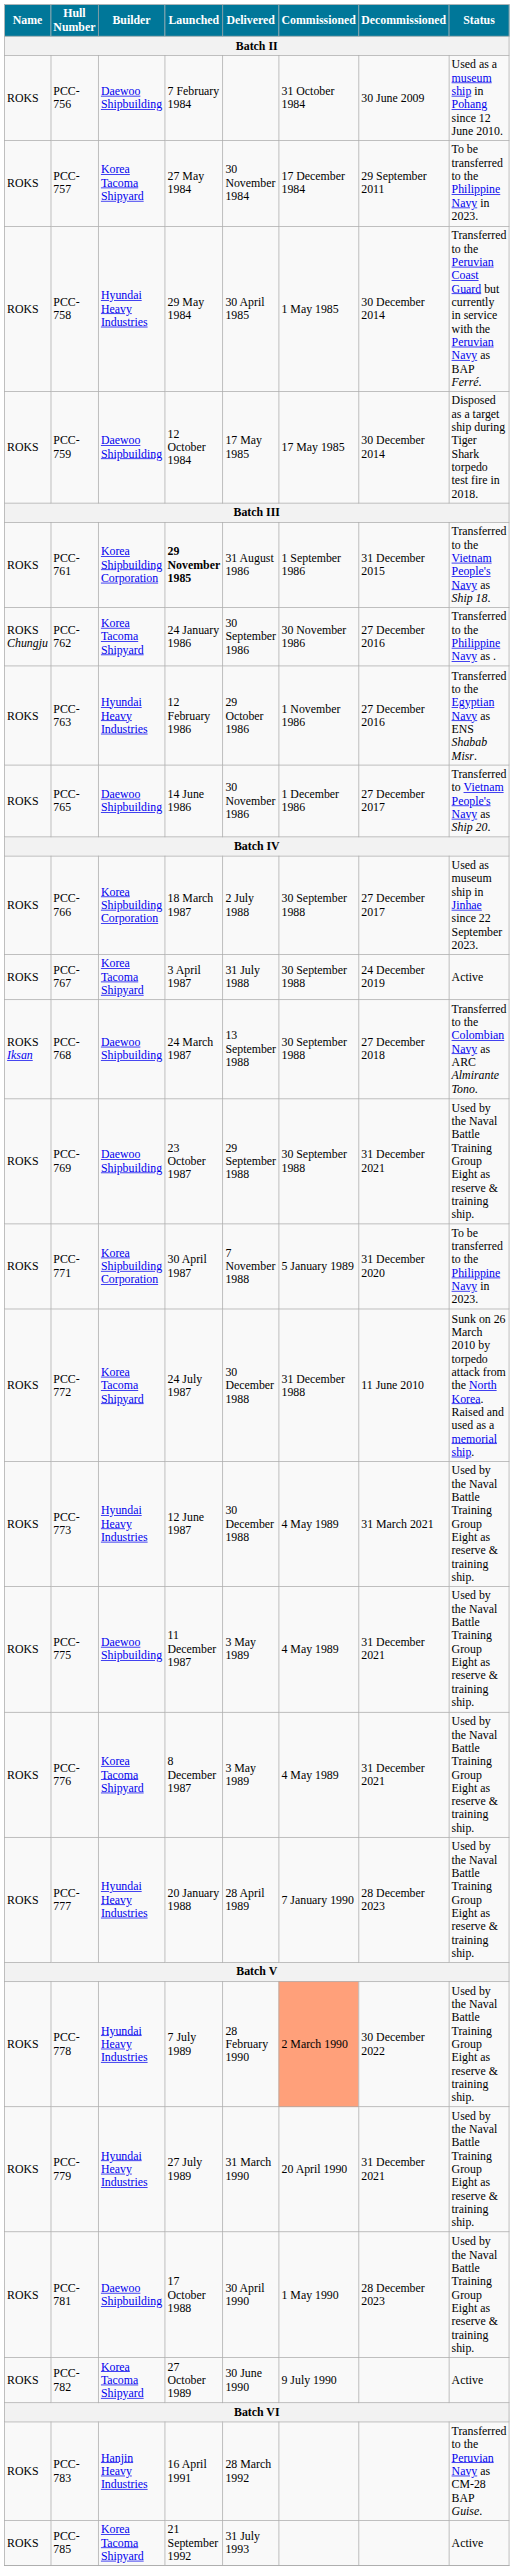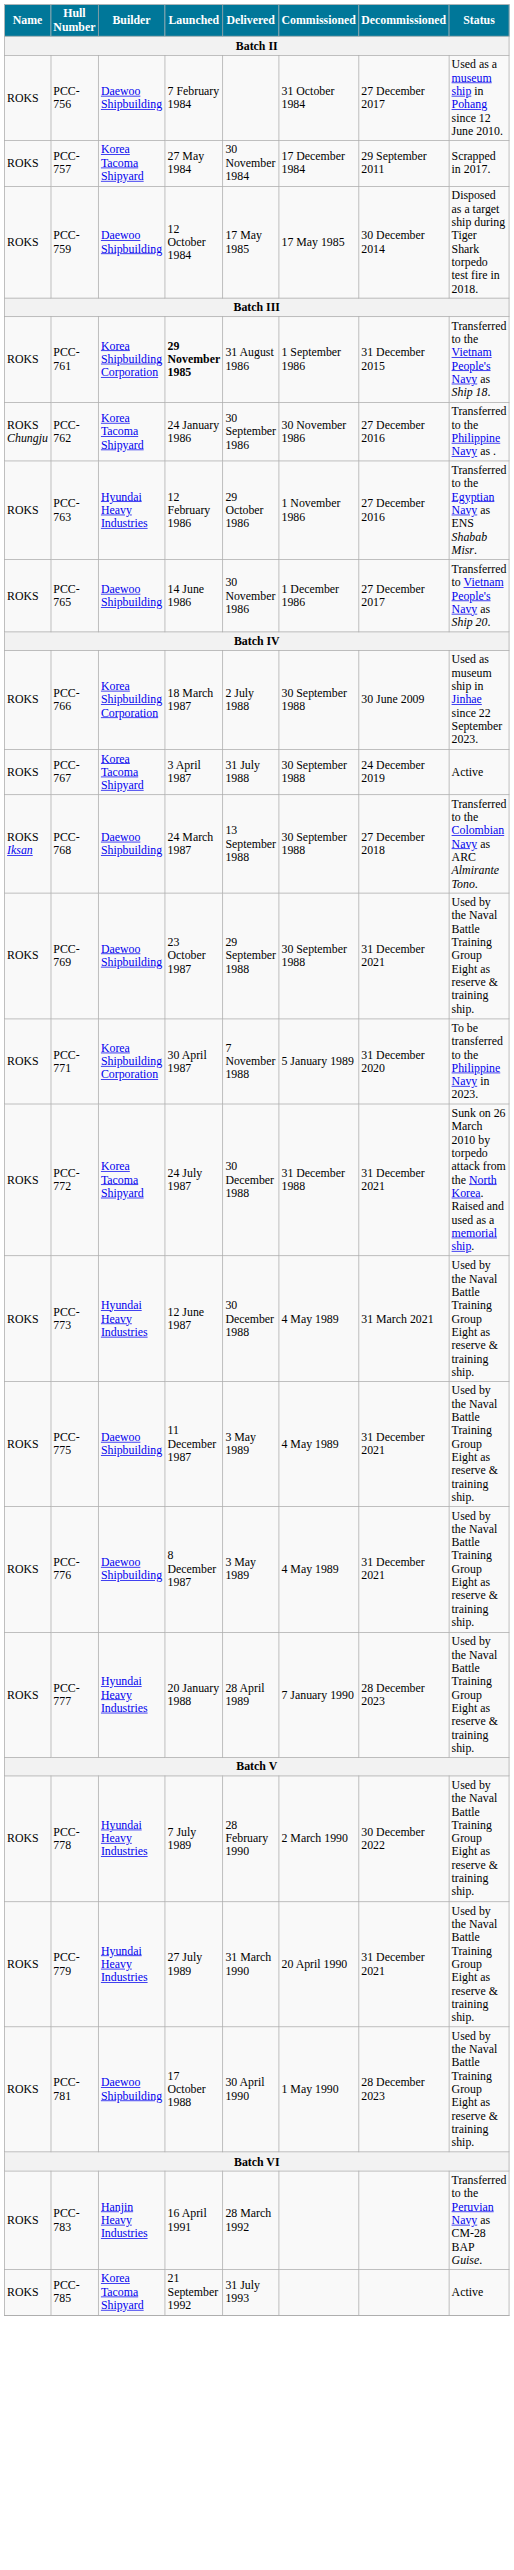(393, 98) 30 June 2009 -> (393, 98) 27 December 2017
(477, 183) To be transferred to the Philippine Navy in 2023. -> (474, 163) Scrapped in 2017.
- row: (67, 308)
(393, 905) 27 December 2017 -> (393, 699) 30 June 2009
(393, 1385) 11 June 2010 -> (393, 1180) 31 December 2021
(122, 1774) Korea Tacoma Shipyard -> (131, 1569) Daewoo Shipbuilding
(315, 2044) lightsalmon background -> (315, 1838) no background
- row: (67, 2380)
